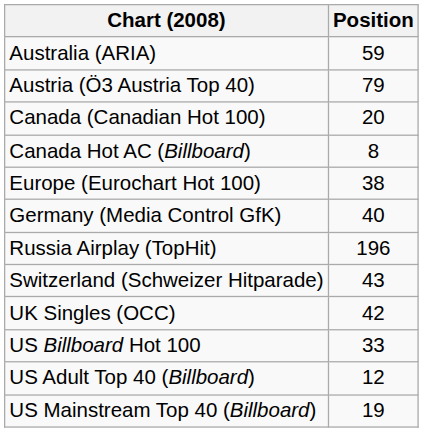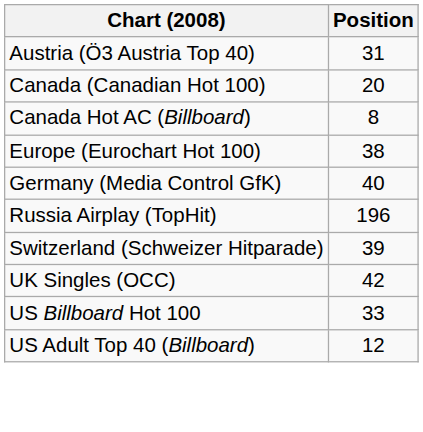- row: (83, 53)
(373, 85) 79 -> (373, 53) 31
(373, 280) 43 -> (373, 248) 39
- row: (163, 410)
